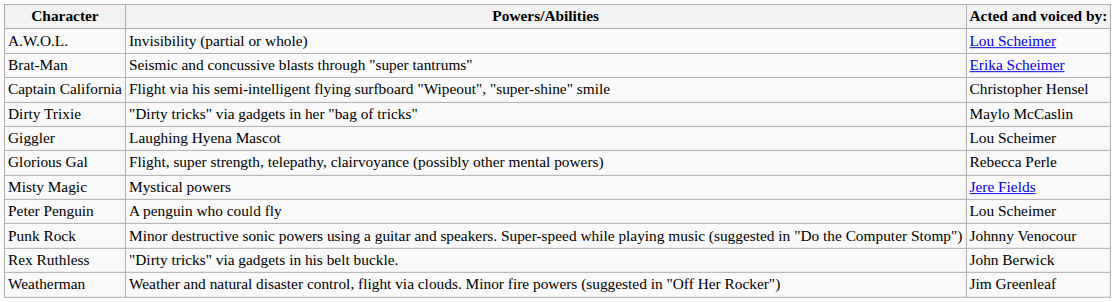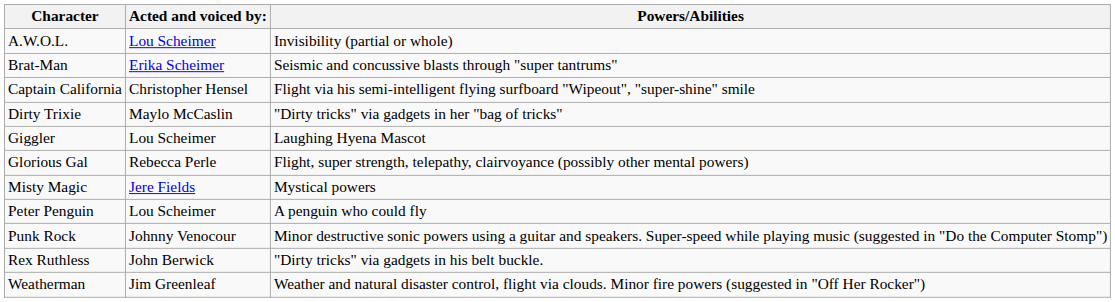columns swapped: (1038, 16) <-> (546, 16)
